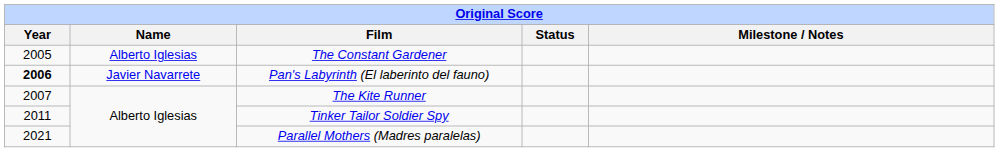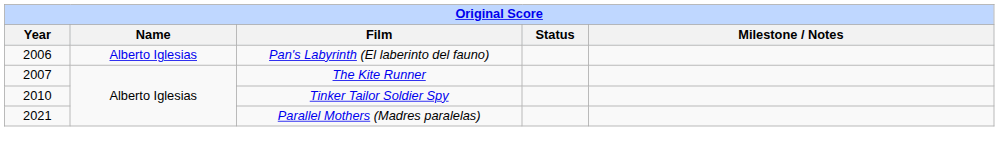- row: (379, 55)
(37, 75) bold -> (37, 55) normal
(153, 75) Javier Navarrete -> (153, 55) Alberto Iglesias
(37, 116) 2011 -> (37, 95) 2010
